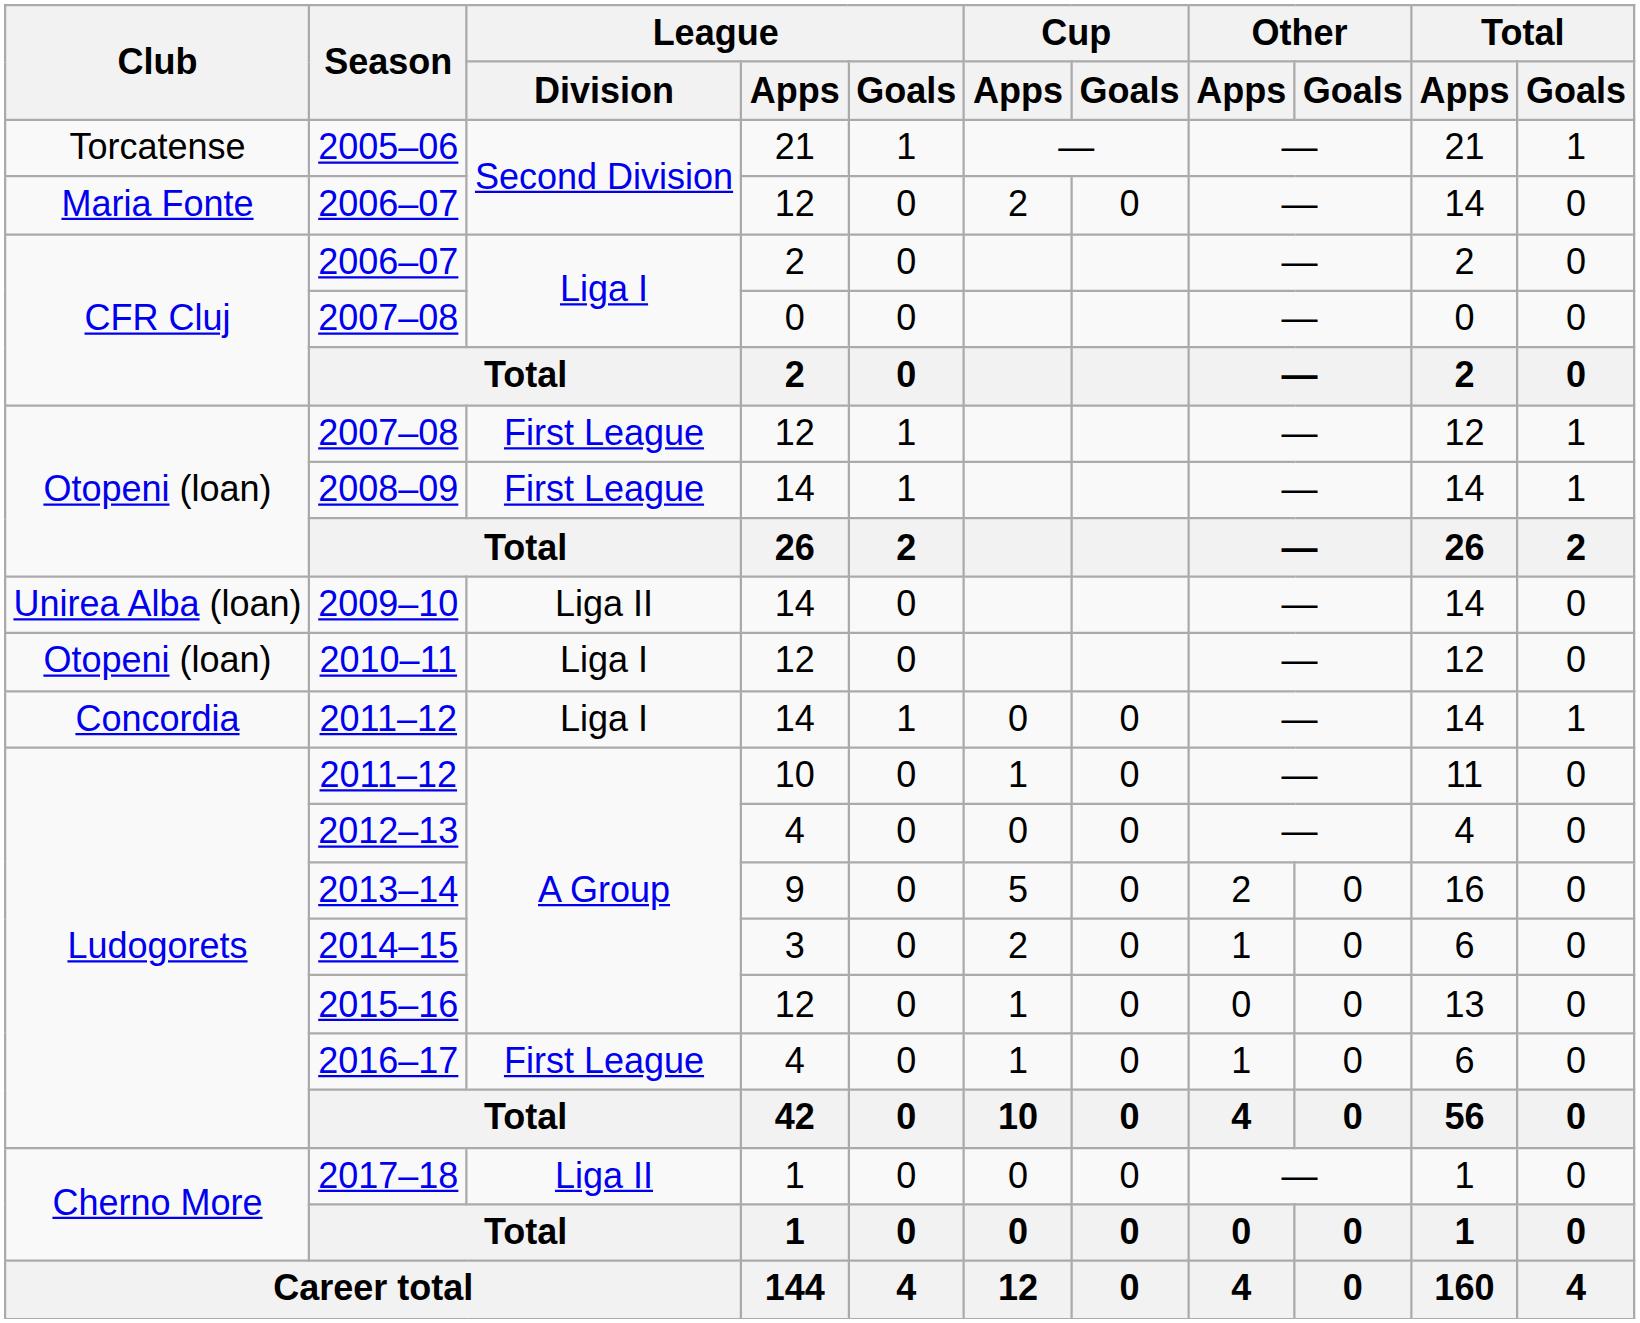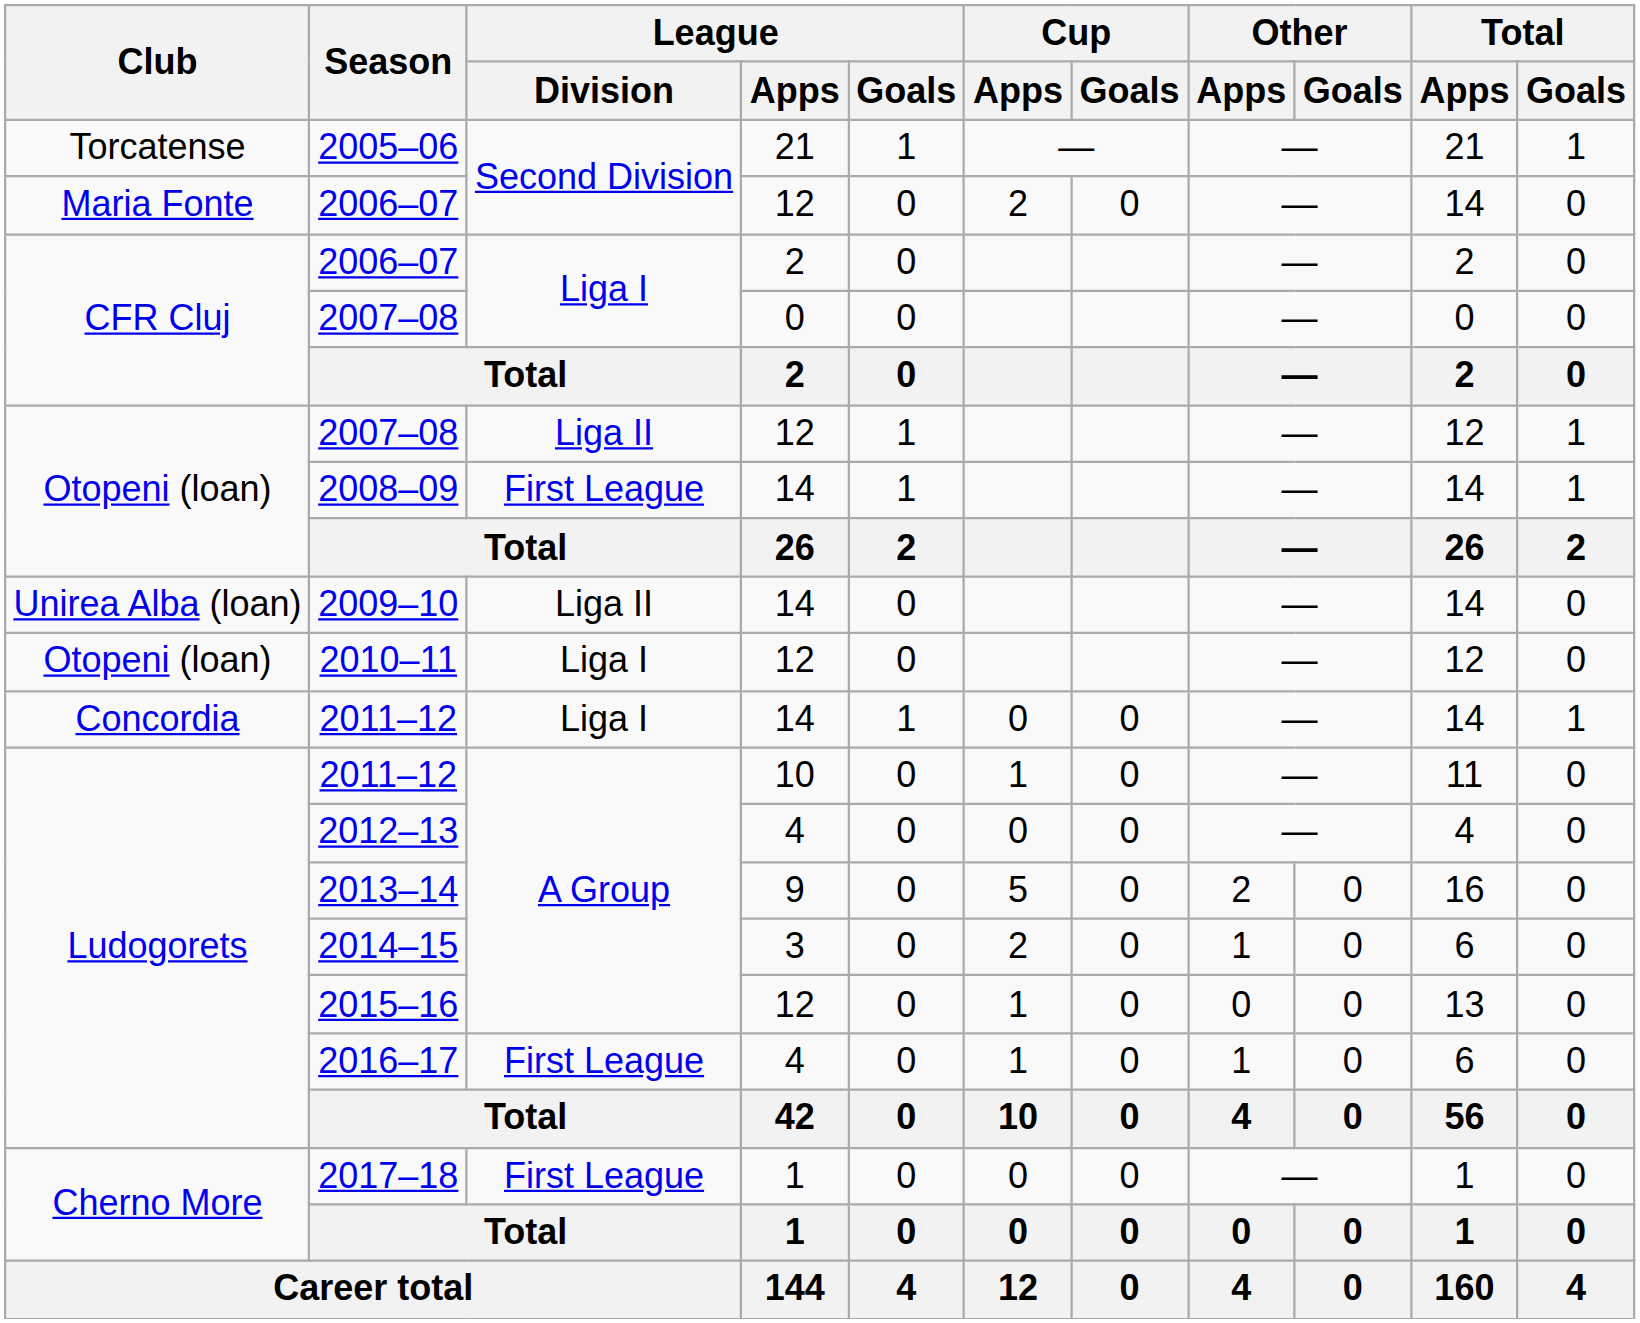(604, 432) First League -> (604, 432) Liga II
(604, 1174) Liga II -> (604, 1174) First League
